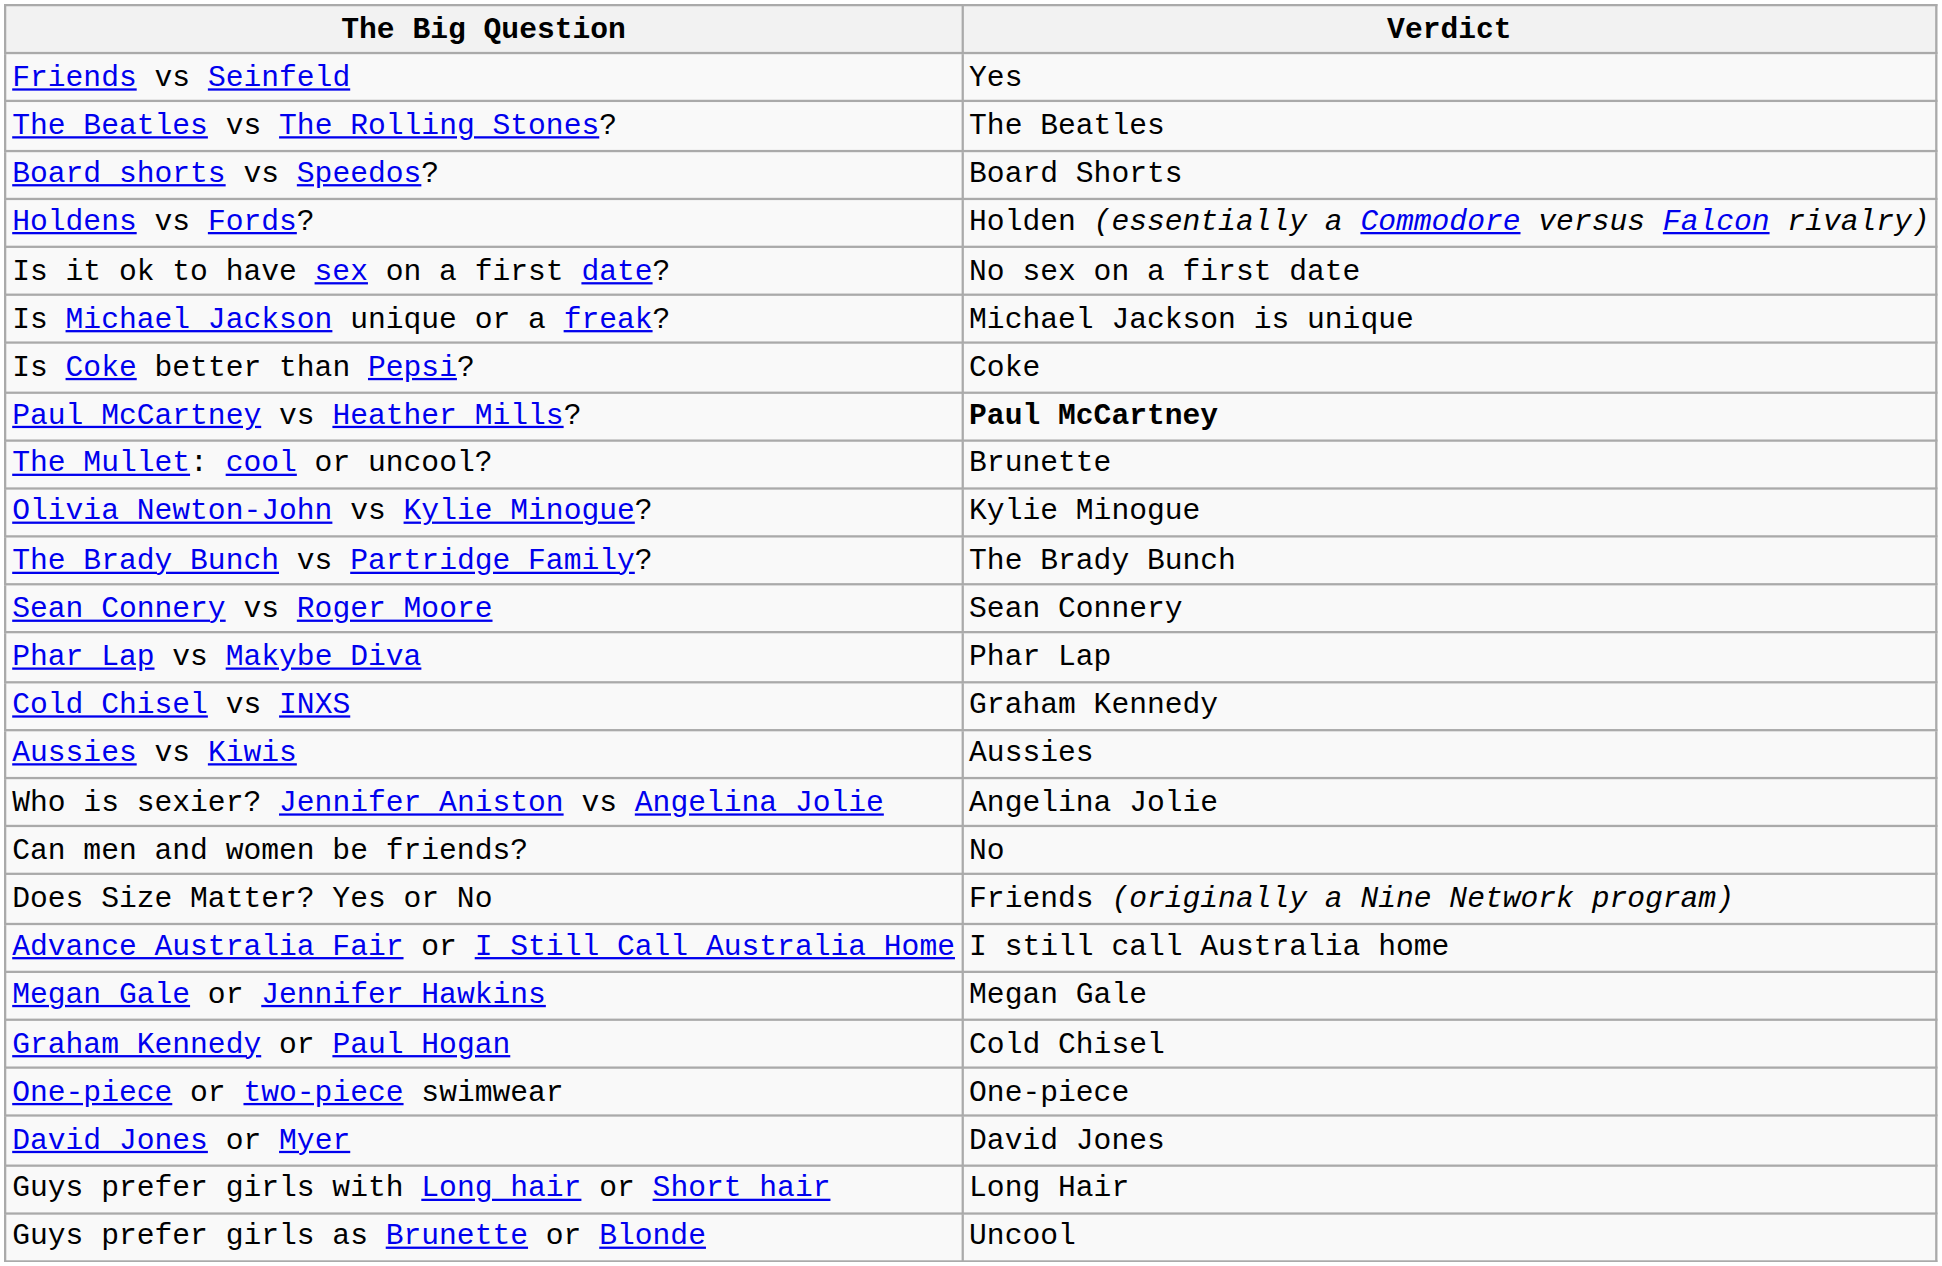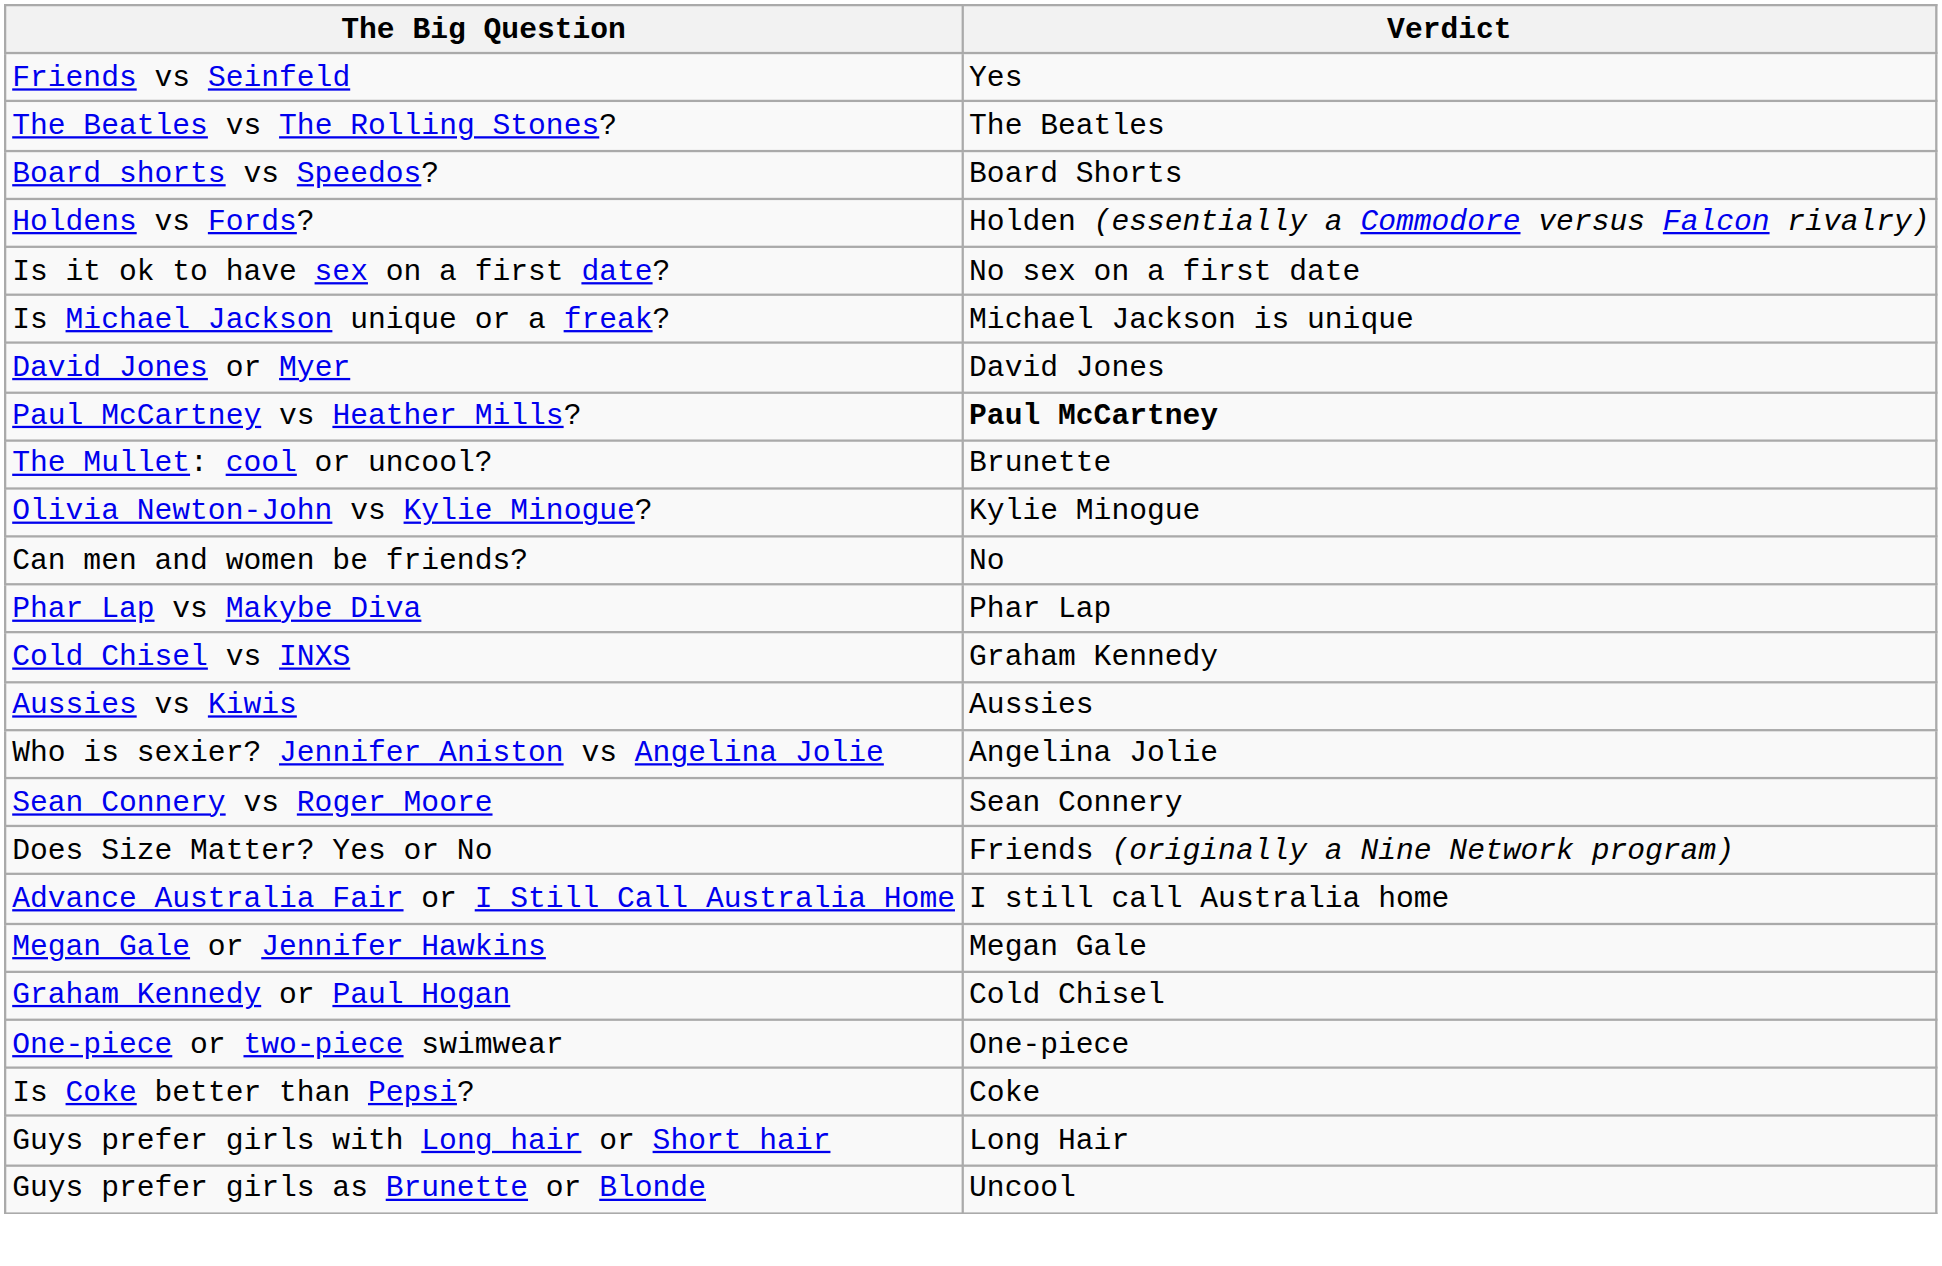rows swapped: (243, 367) <-> (181, 1140)
- row: (332, 561)
rows swapped: (270, 851) <-> (252, 609)
